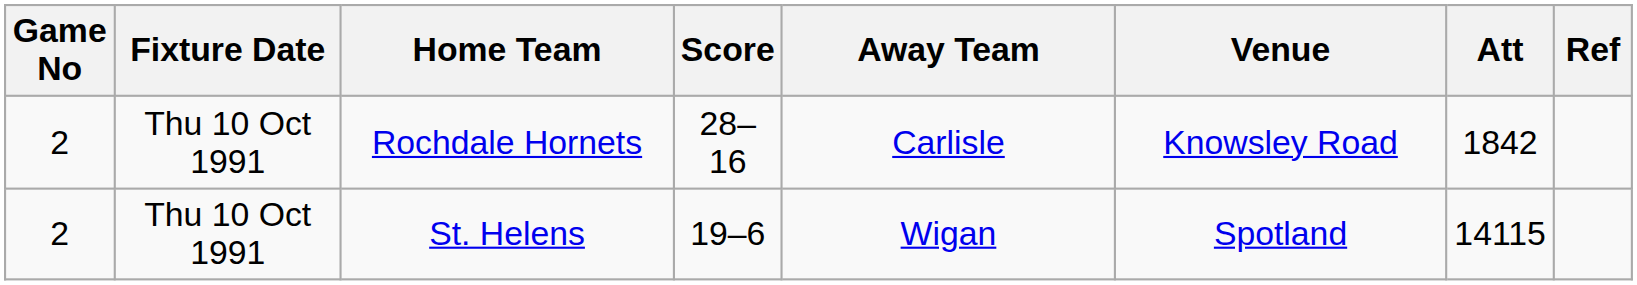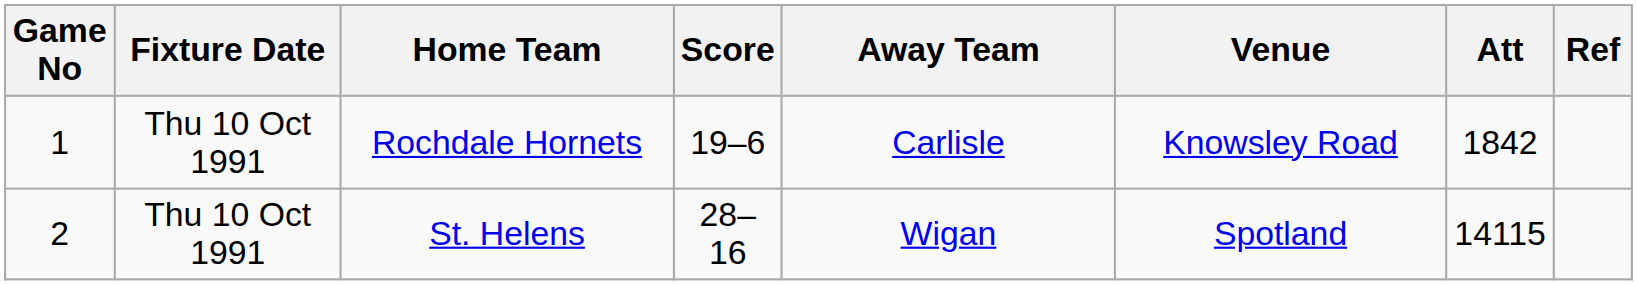(60, 141) 2 -> (60, 141) 1
(728, 141) 28–16 -> (728, 141) 19–6
(728, 233) 19–6 -> (728, 233) 28–16
